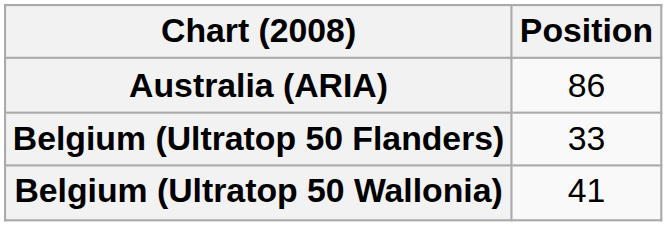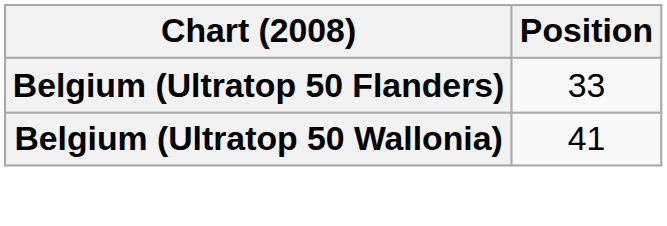- row: (259, 84)
